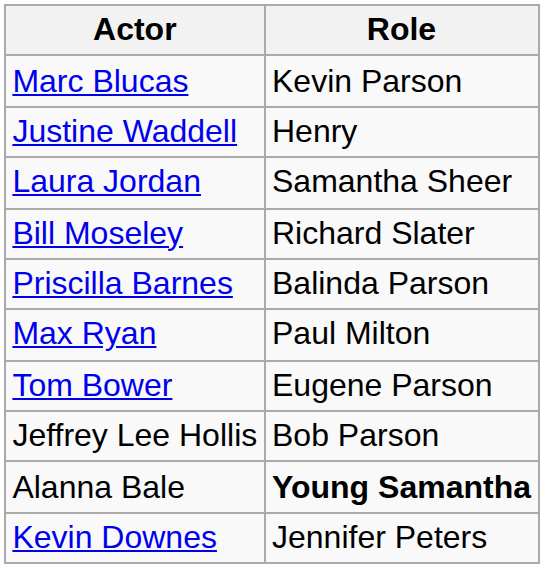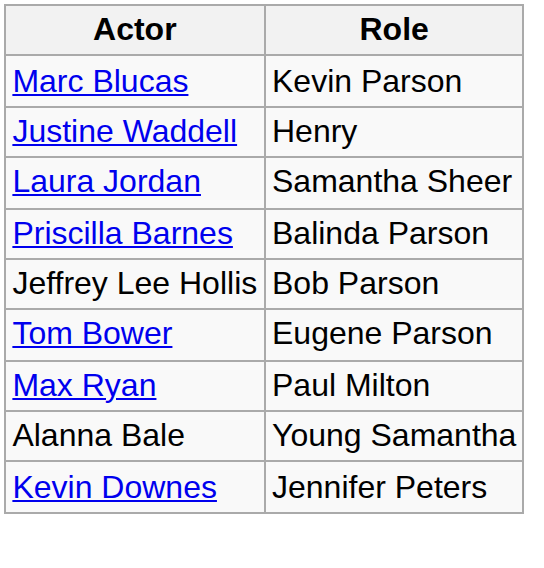- row: (98, 232)
rows swapped: (84, 334) <-> (135, 435)
(402, 486) bold -> (394, 435) normal
